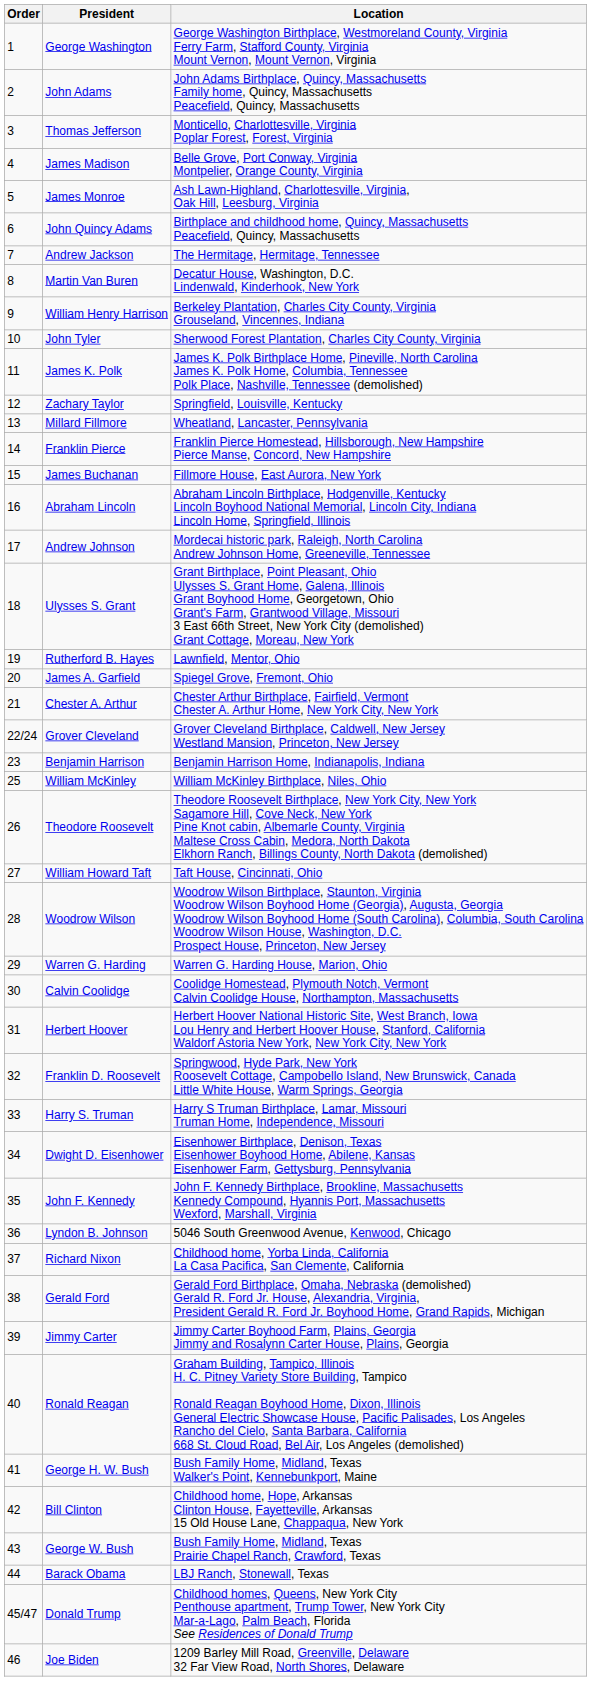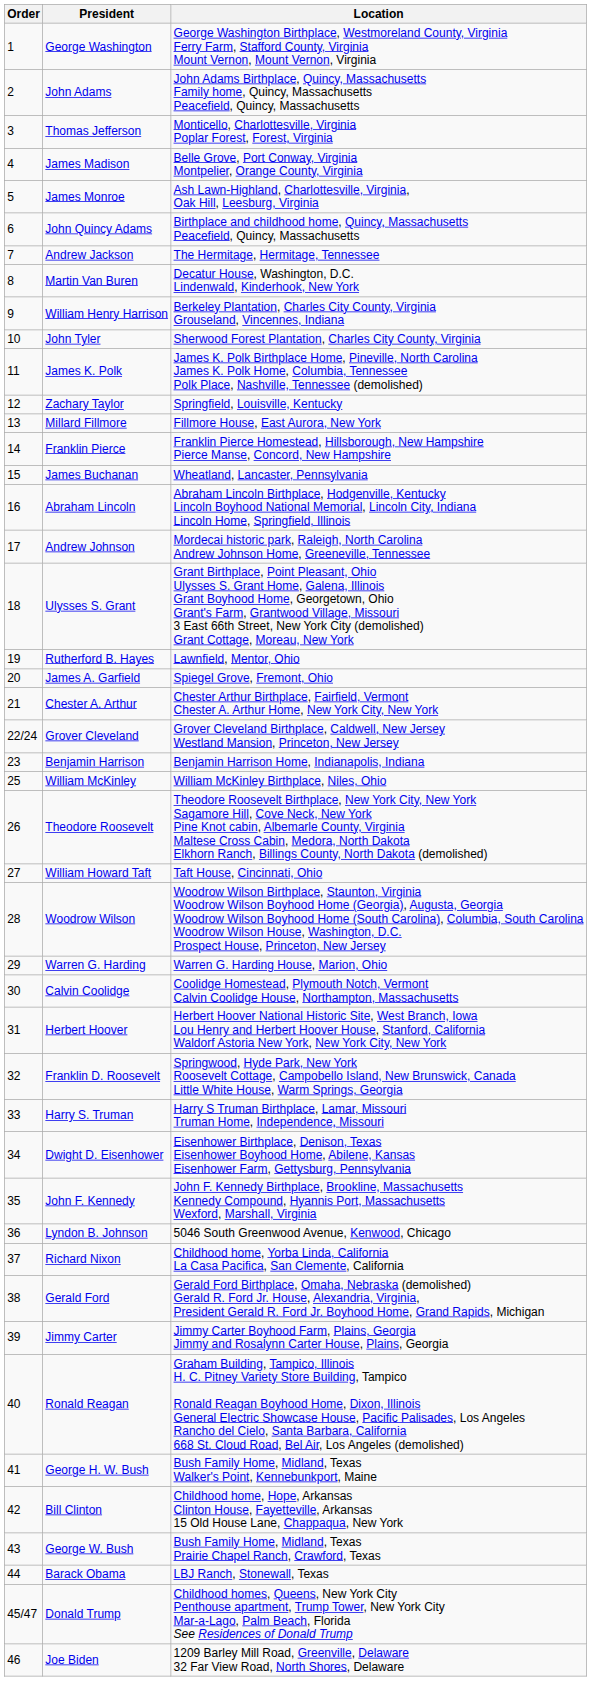(271, 423) Wheatland, Lancaster, Pennsylvania -> (277, 423) Fillmore House, East Aurora, New York
(277, 474) Fillmore House, East Aurora, New York -> (271, 474) Wheatland, Lancaster, Pennsylvania
